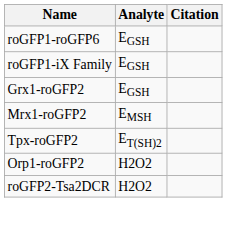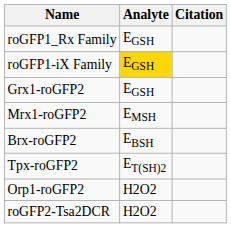- row: (53, 39)
+ row: (62, 39)
(134, 64) no background -> (139, 64) gold background
+ row: (42, 140)
